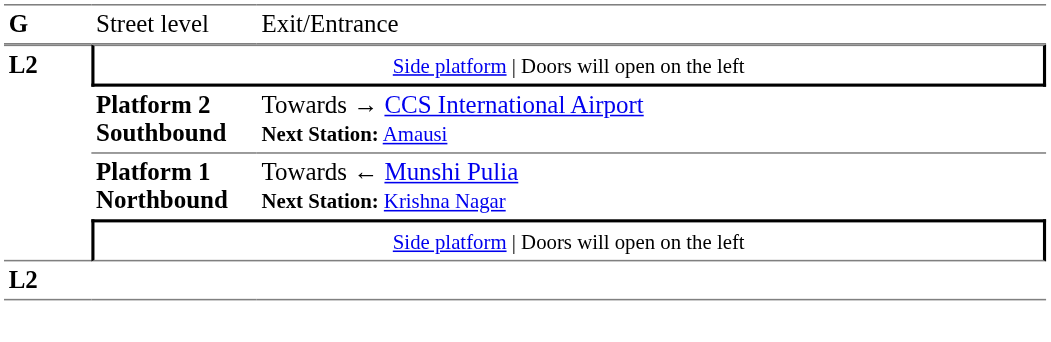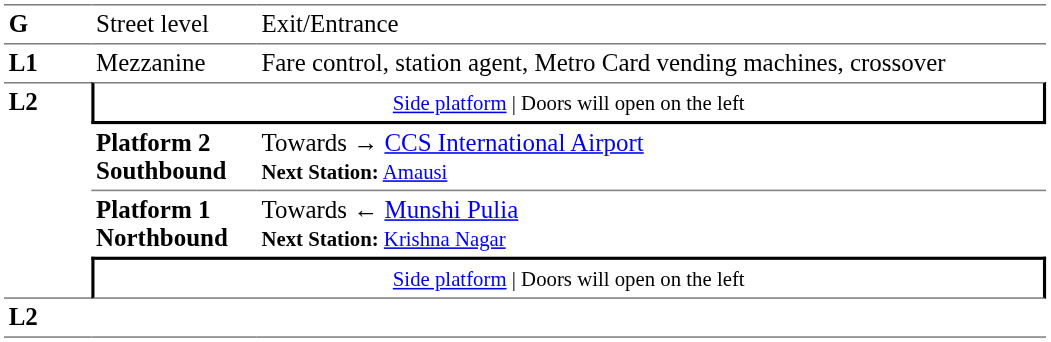+ row: (151, 62)
